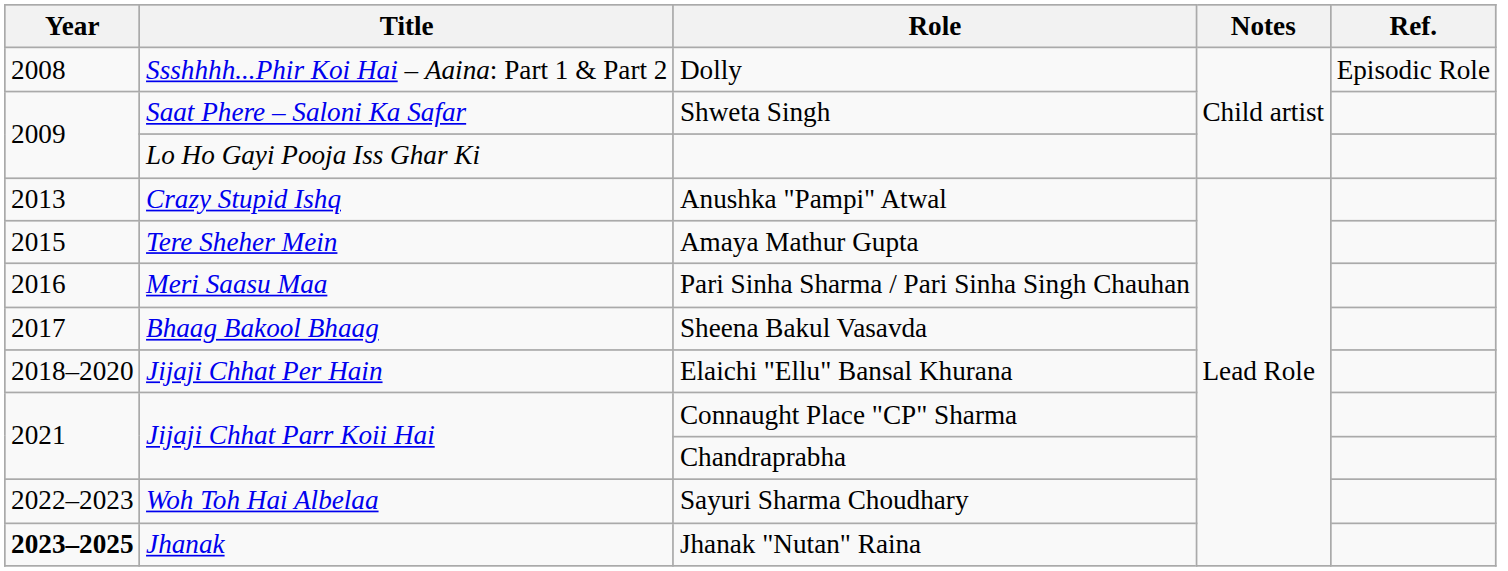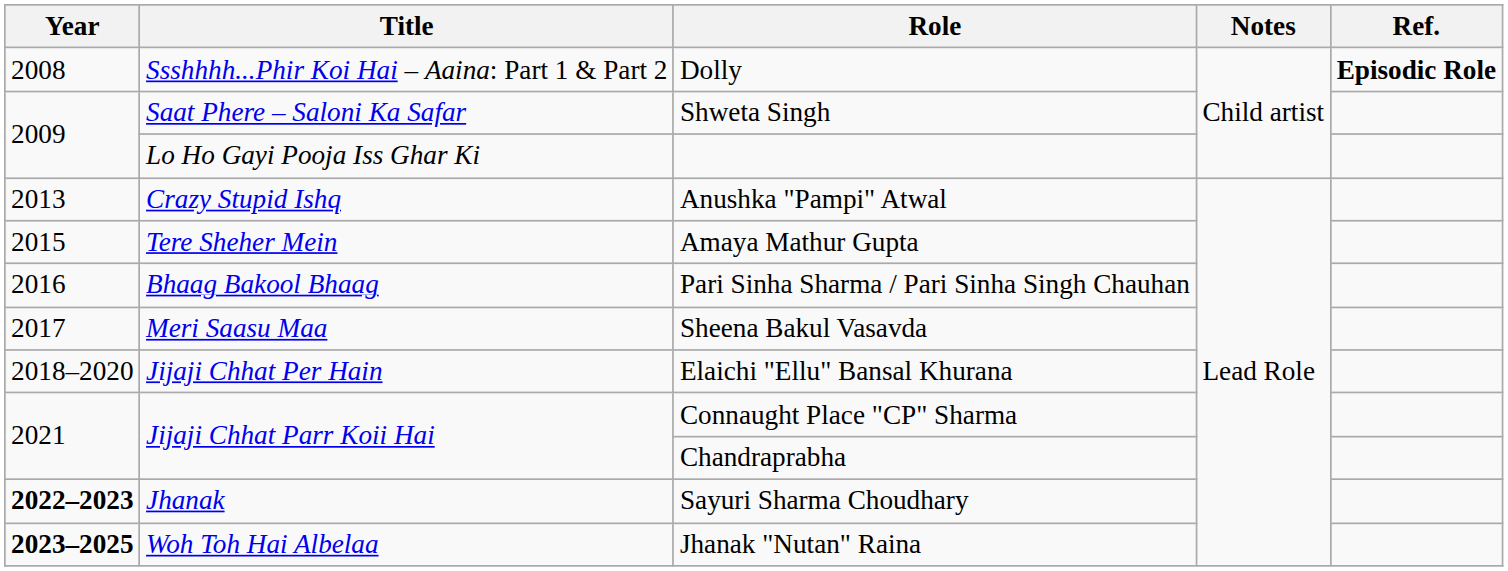(1413, 69) normal -> (1416, 69) bold
(237, 284) Meri Saasu Maa -> (262, 284) Bhaag Bakool Bhaag
(262, 328) Bhaag Bakool Bhaag -> (237, 328) Meri Saasu Maa
(72, 500) normal -> (72, 500) bold
(262, 500) Woh Toh Hai Albelaa -> (185, 500) Jhanak
(185, 543) Jhanak -> (262, 543) Woh Toh Hai Albelaa
